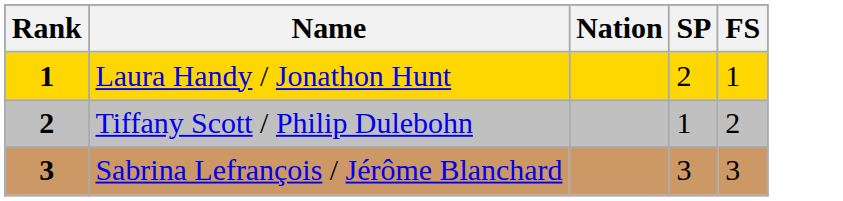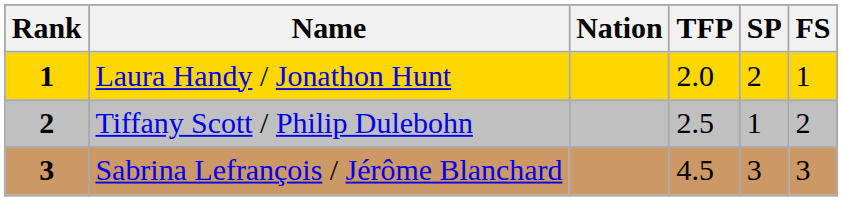+ column: (705, 28)
